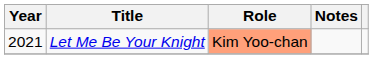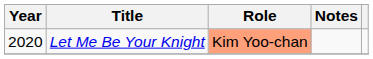(25, 41) 2021 -> (25, 41) 2020
